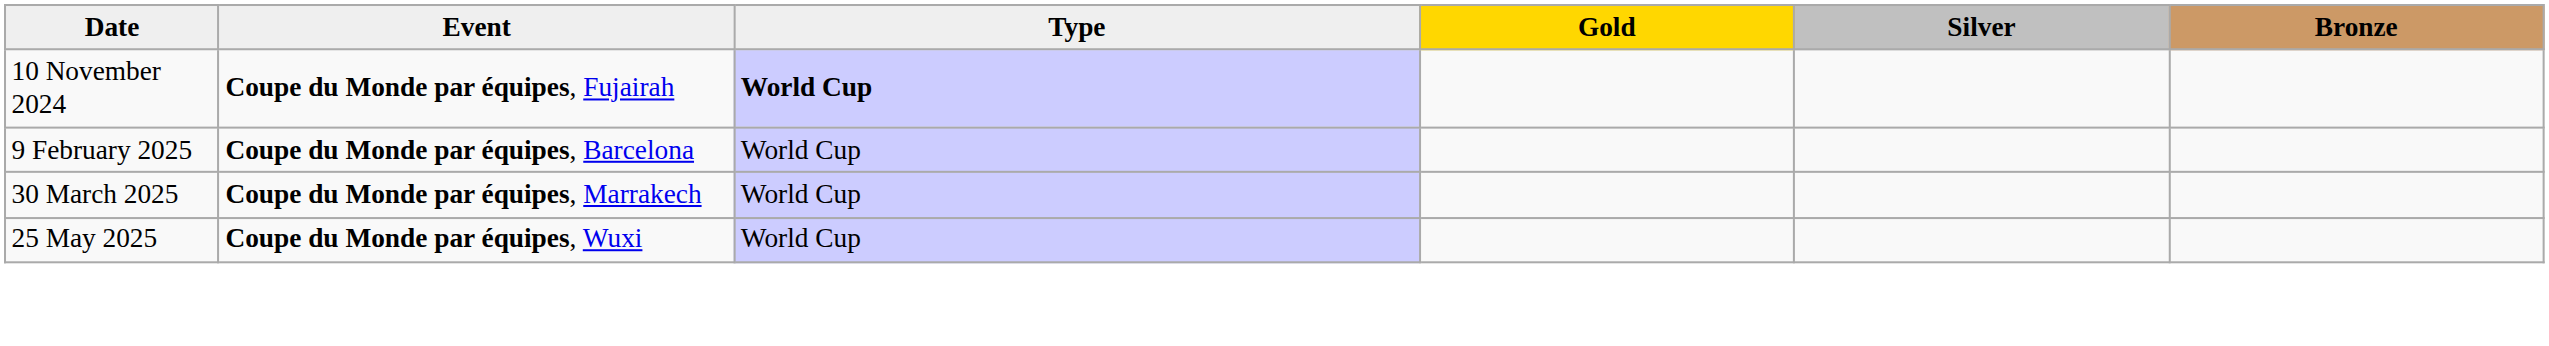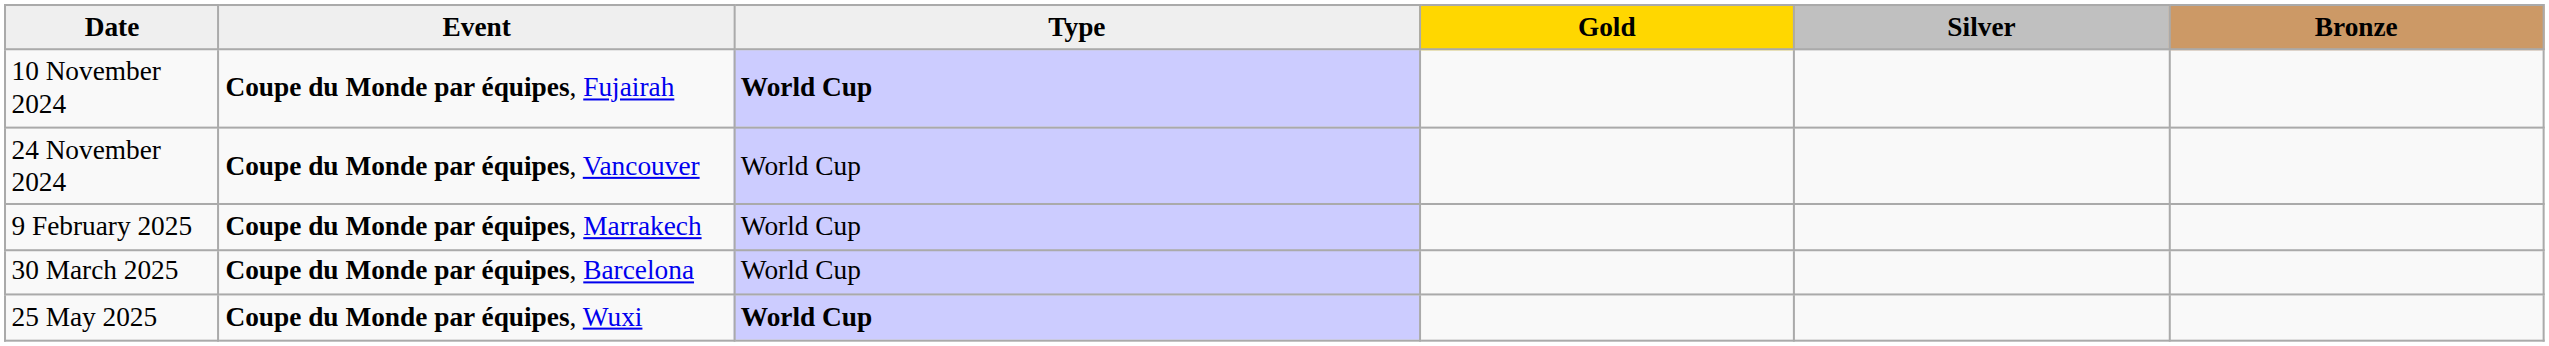+ row: (86, 165)
(460, 149) Coupe du Monde par équipes, Barcelona -> (464, 226) Coupe du Monde par équipes, Marrakech
(464, 194) Coupe du Monde par équipes, Marrakech -> (460, 271) Coupe du Monde par équipes, Barcelona
(801, 239) normal -> (807, 316) bold
